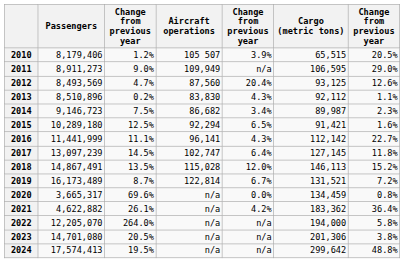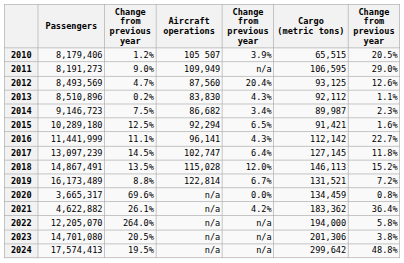(79, 69) 8,911,273 -> (79, 69) 8,191,273
(144, 181) 8.7% -> (144, 181) 8.8%
